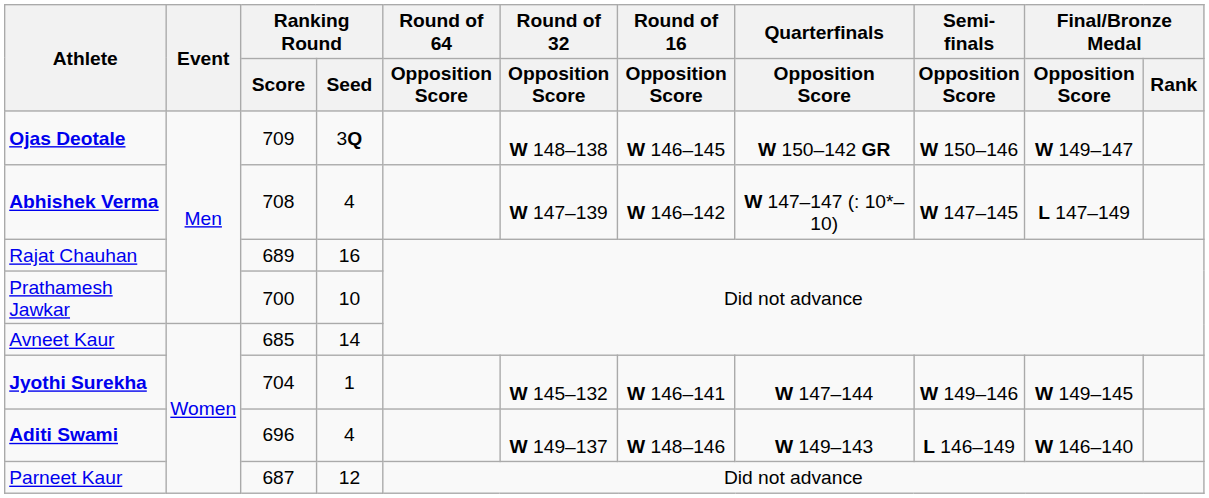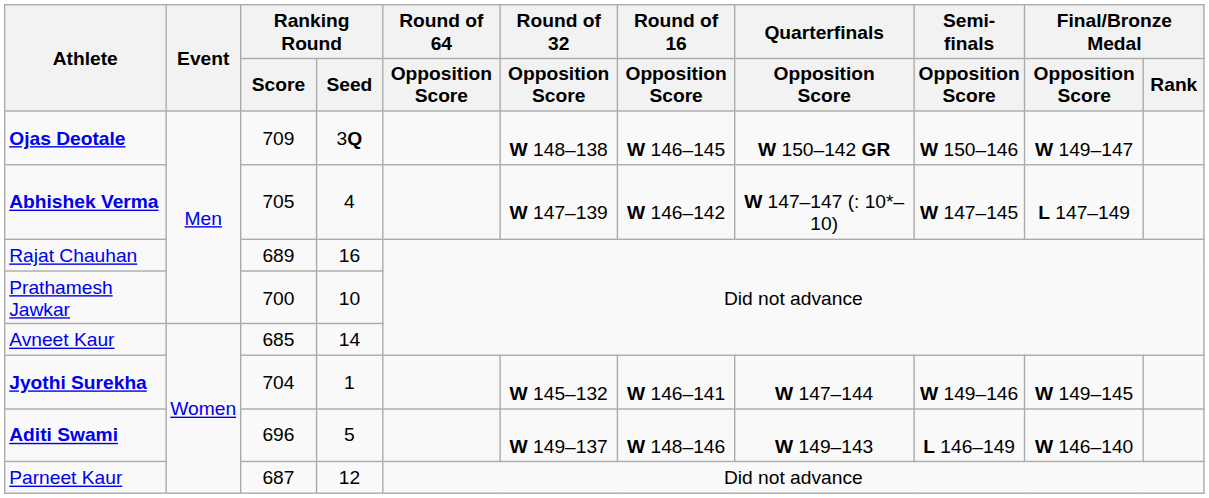(278, 202) 708 -> (278, 202) 705
(349, 435) 4 -> (349, 435) 5
